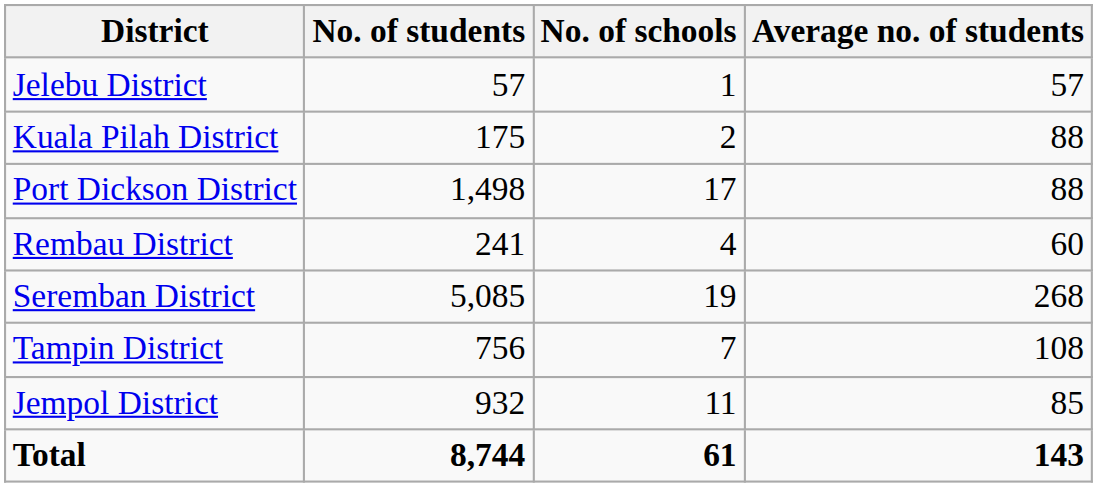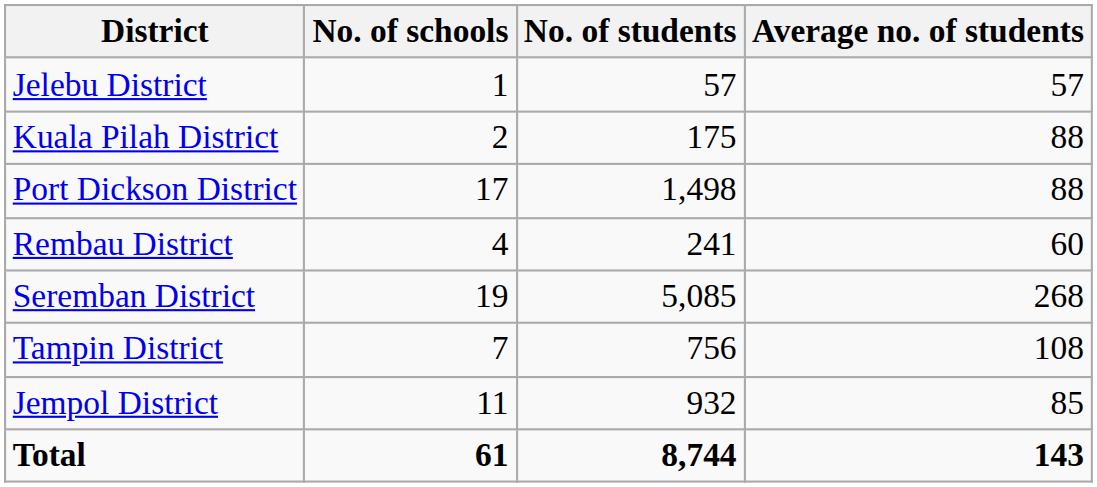columns swapped: (419, 31) <-> (639, 31)
